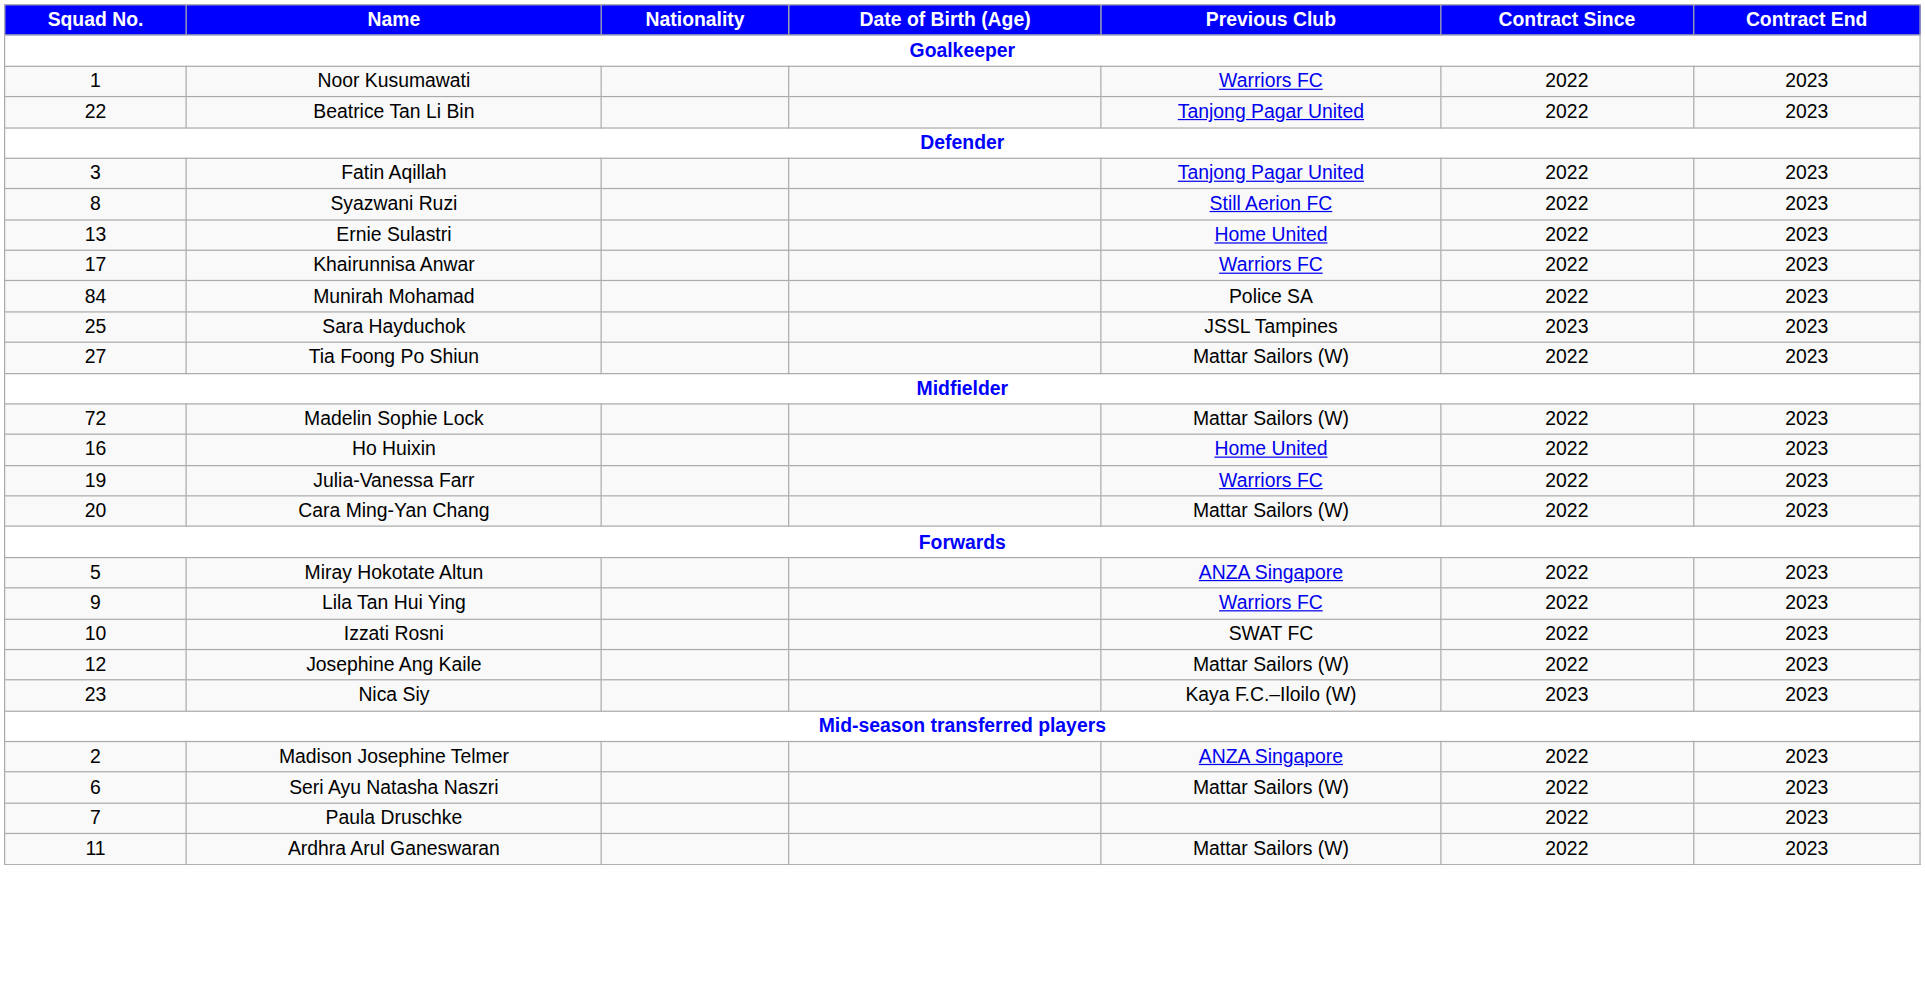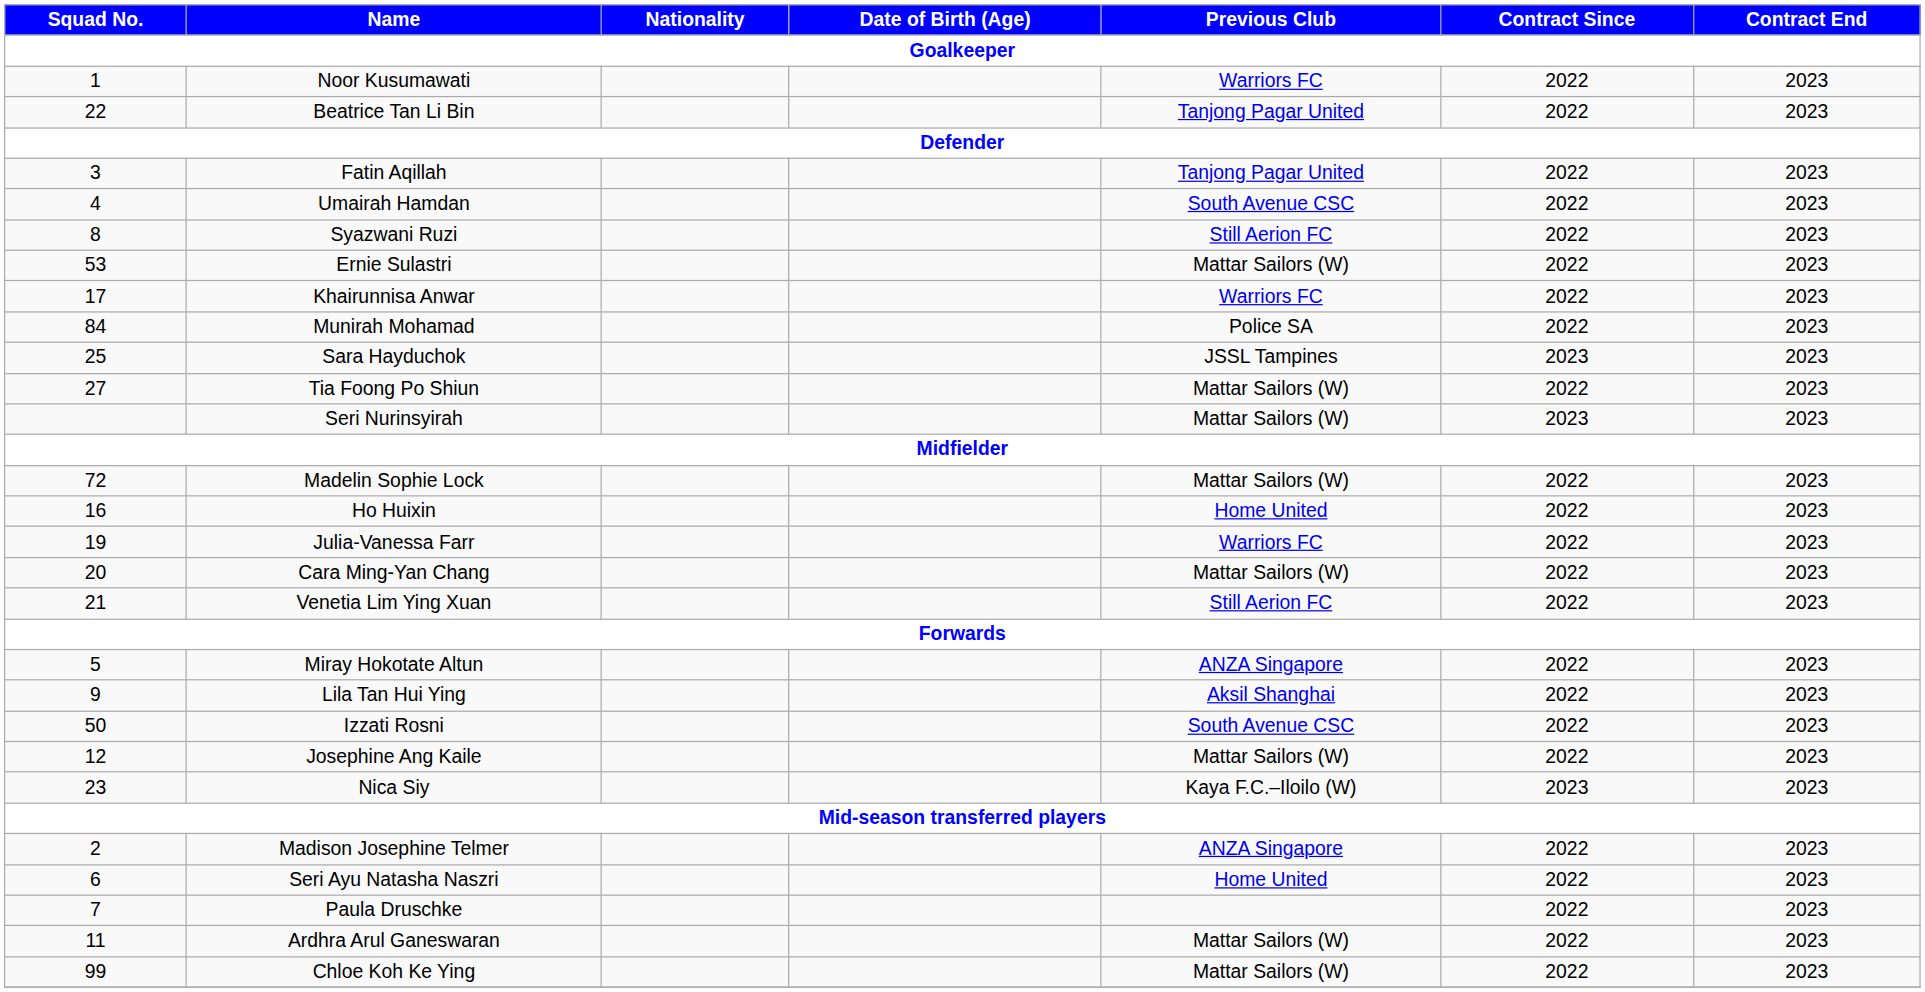+ row: (394, 204)
(95, 234) 13 -> (95, 265) 53
(1271, 234) Home United -> (1271, 265) Mattar Sailors (W)
+ row: (394, 419)
+ row: (394, 603)
(1271, 603) Warriors FC -> (1271, 695) Aksil Shanghai
(95, 633) 10 -> (95, 726) 50
(1271, 633) SWAT FC -> (1271, 726) South Avenue CSC
(1271, 787) Mattar Sailors (W) -> (1271, 879) Home United
+ row: (394, 971)
